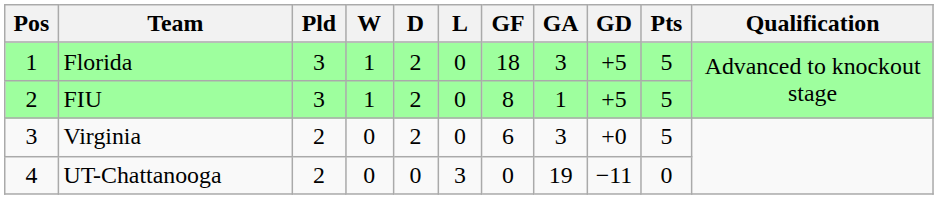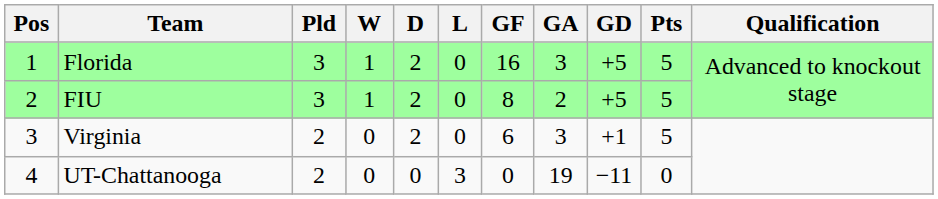(508, 61) 18 -> (508, 61) 16
(561, 99) 1 -> (561, 99) 2
(614, 136) +0 -> (614, 136) +1
